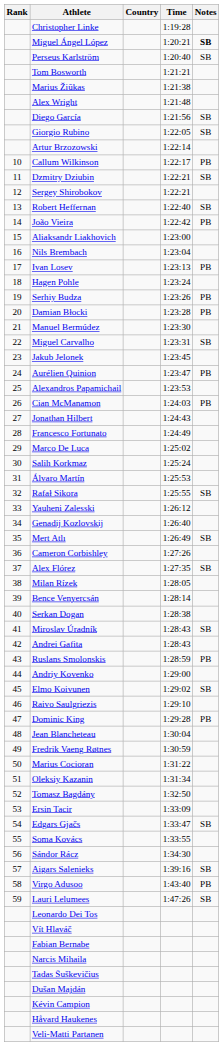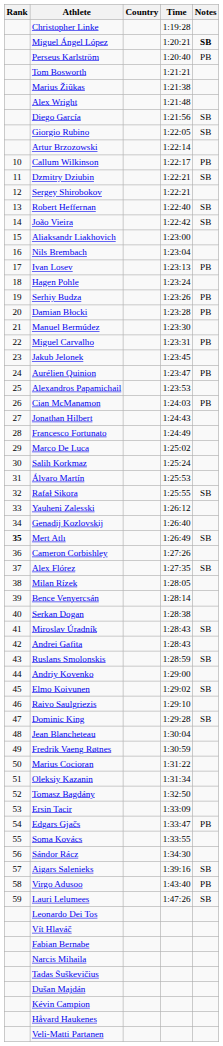(206, 57) SB -> (206, 57) PB
(206, 222) PB -> (206, 222) SB
(206, 343) SB -> (206, 343) PB
(17, 538) normal -> (17, 538) bold
(206, 658) PB -> (206, 658) SB
(206, 718) PB -> (206, 718) SB
(206, 824) SB -> (206, 824) PB
